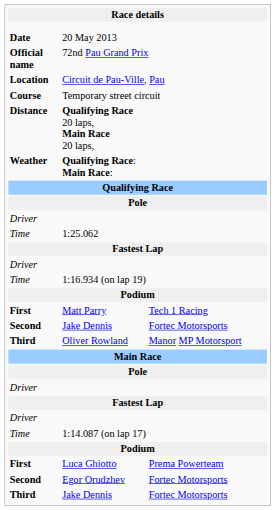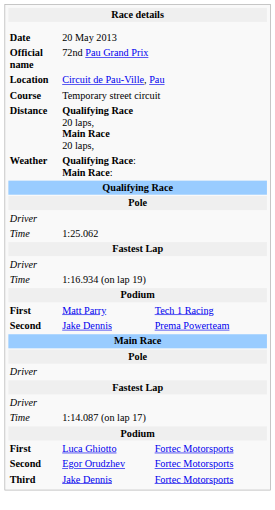(188, 326) Fortec Motorsports -> (192, 326) Prema Powerteam
- row: (23, 341)
(186, 464) Prema Powerteam -> (194, 449) Fortec Motorsports
